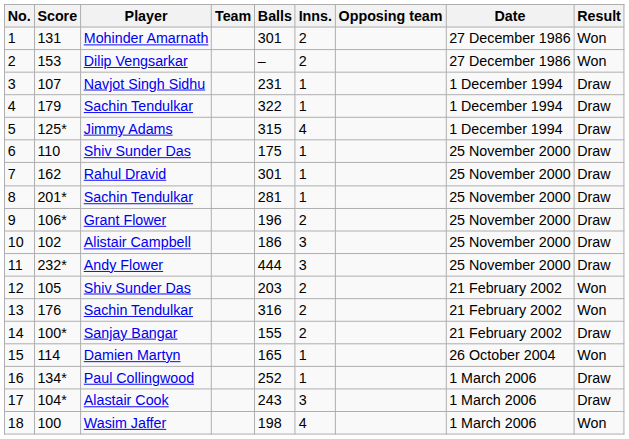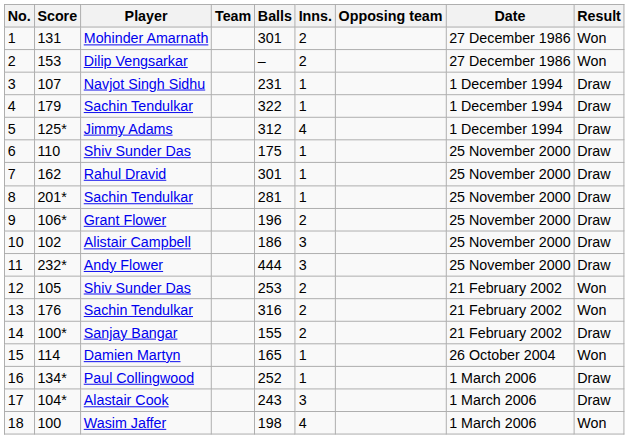(270, 129) 315 -> (270, 129) 312
(270, 287) 203 -> (270, 287) 253
